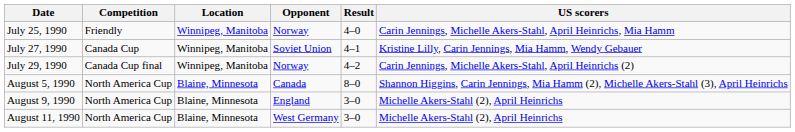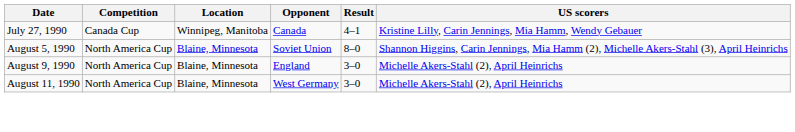- row: (37, 30)
(302, 48) Soviet Union -> (290, 30) Canada
- row: (37, 65)
(290, 83) Canada -> (302, 48) Soviet Union
